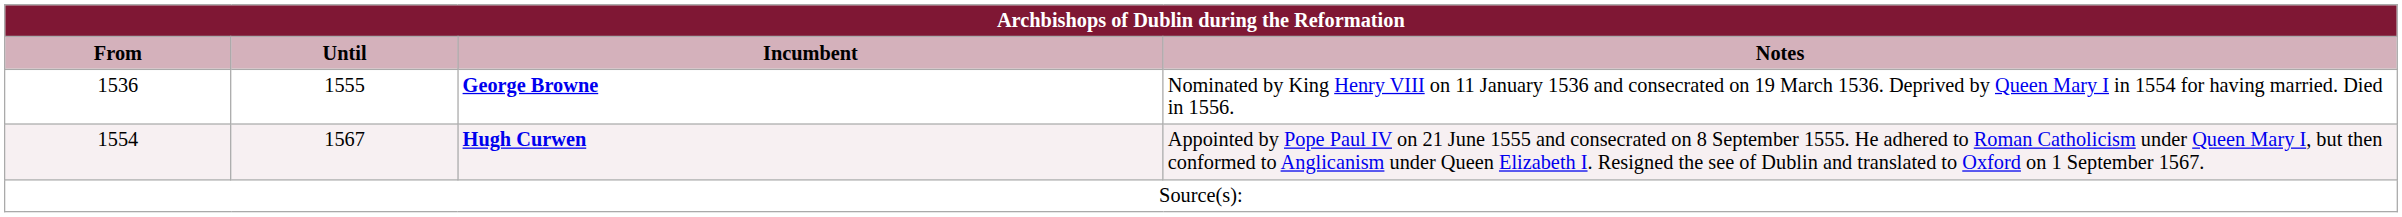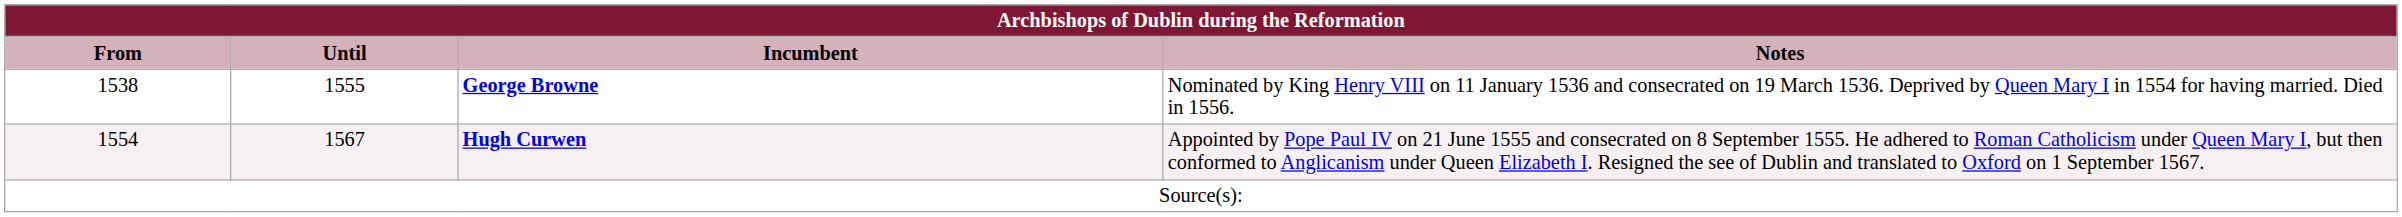(118, 85) 1536 -> (118, 85) 1538
